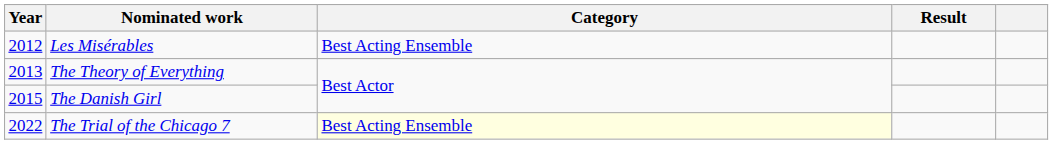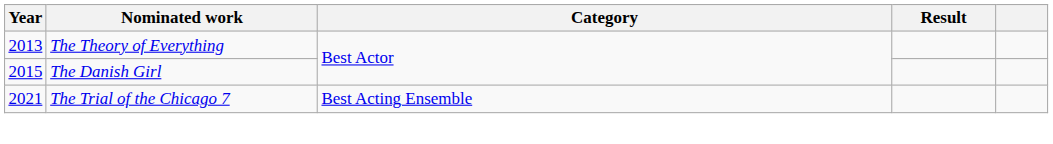- row: (102, 44)
(25, 125) 2022 -> (25, 98) 2021
(397, 125) lightyellow background -> (397, 98) no background
